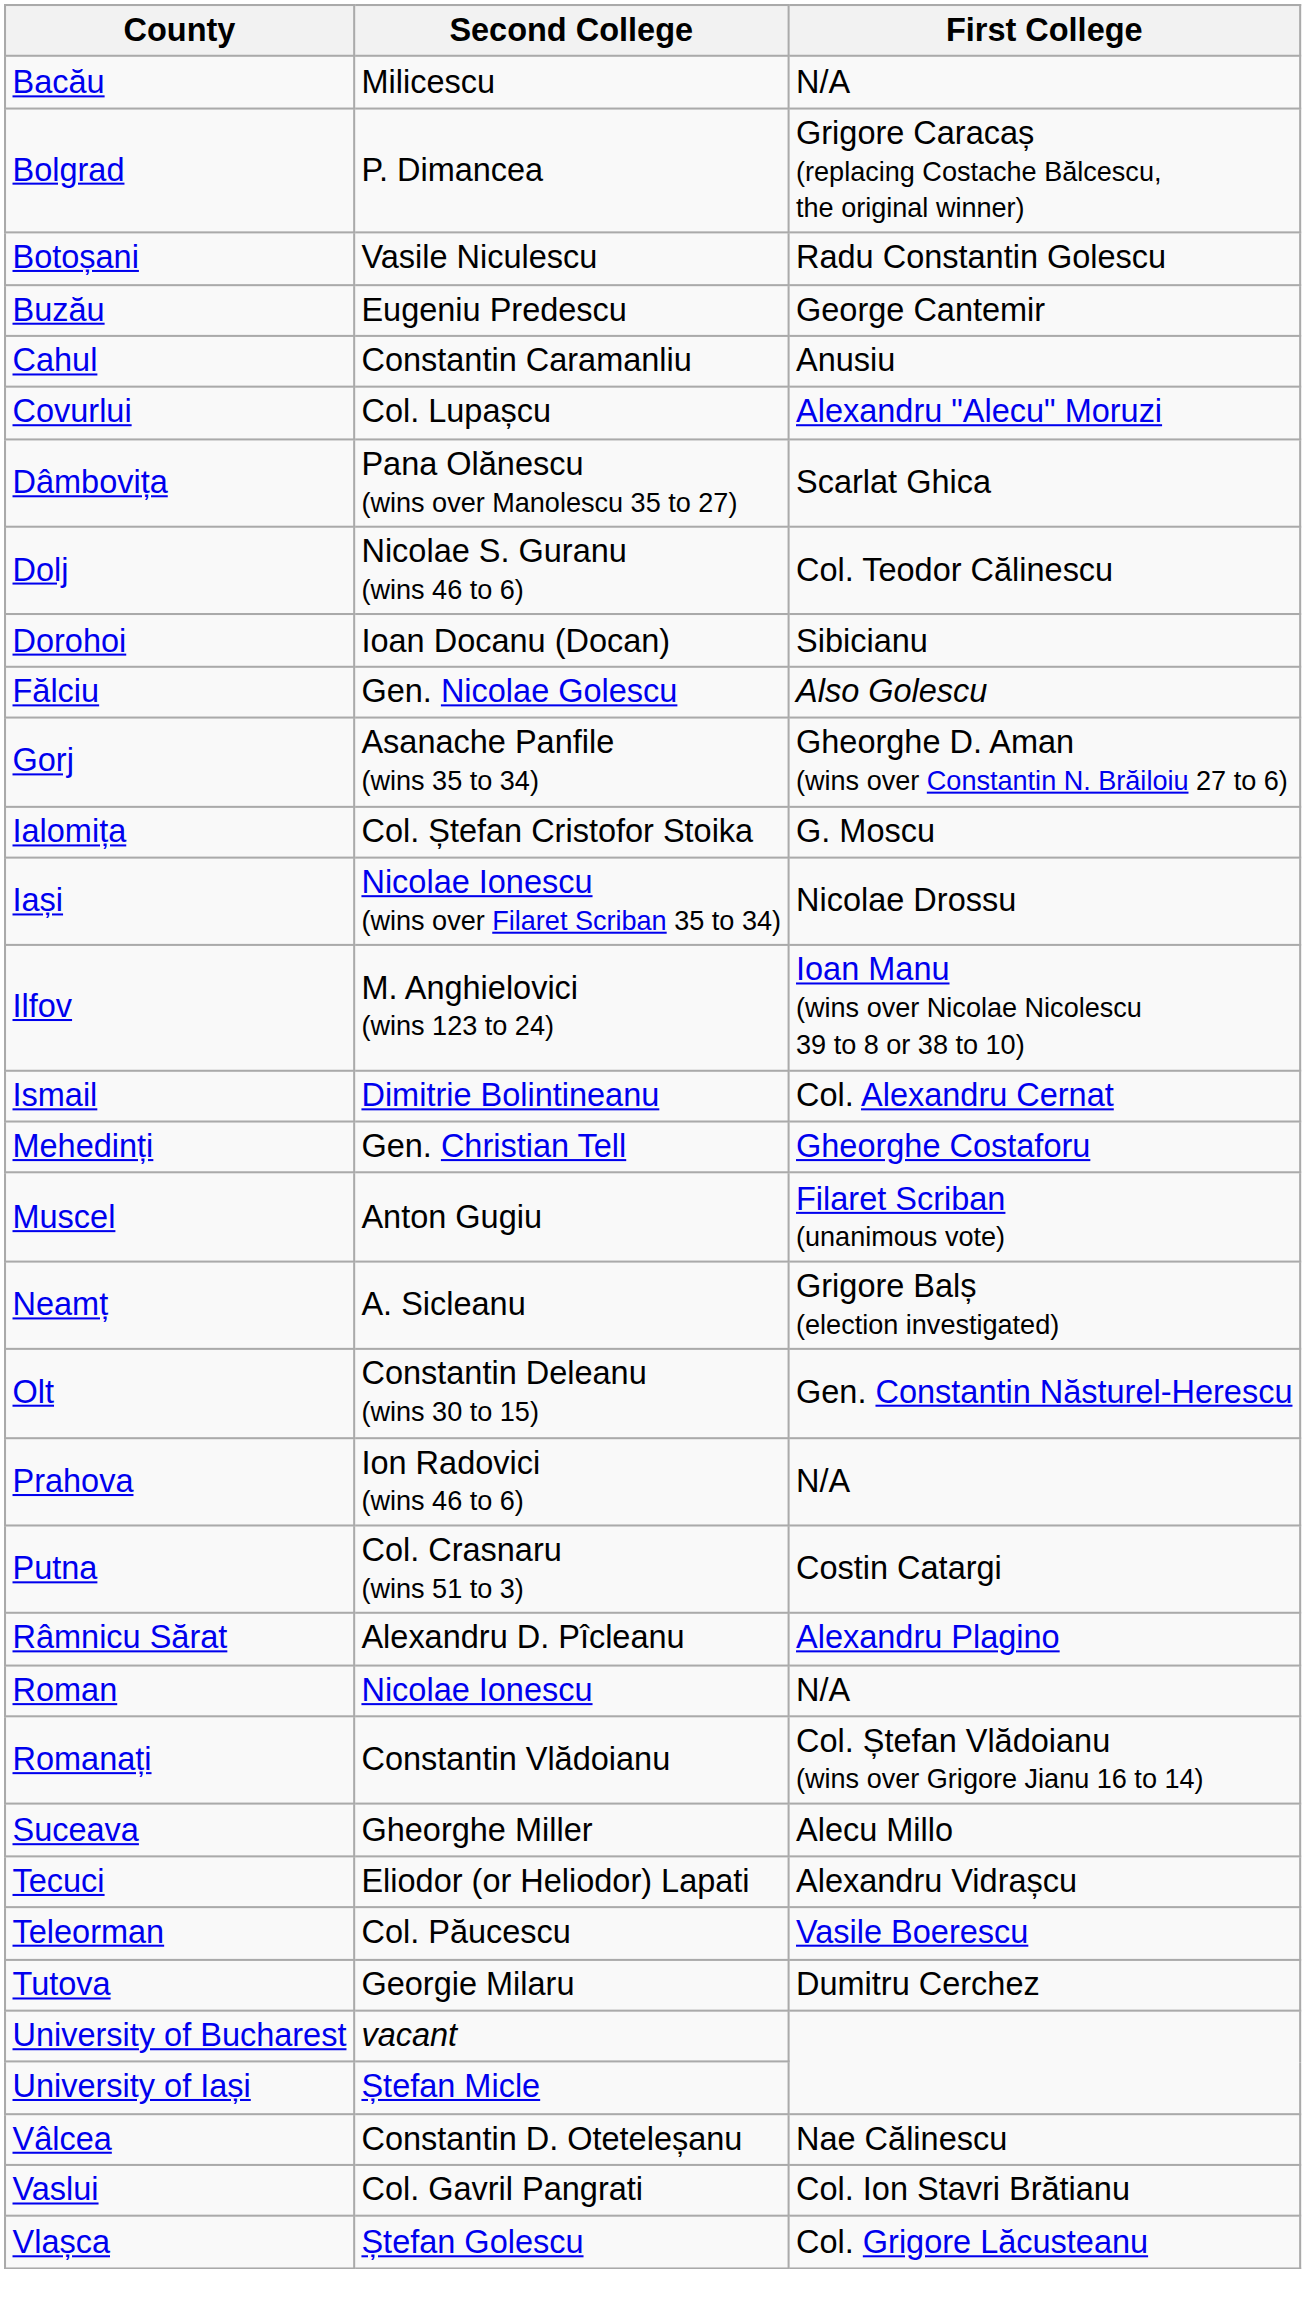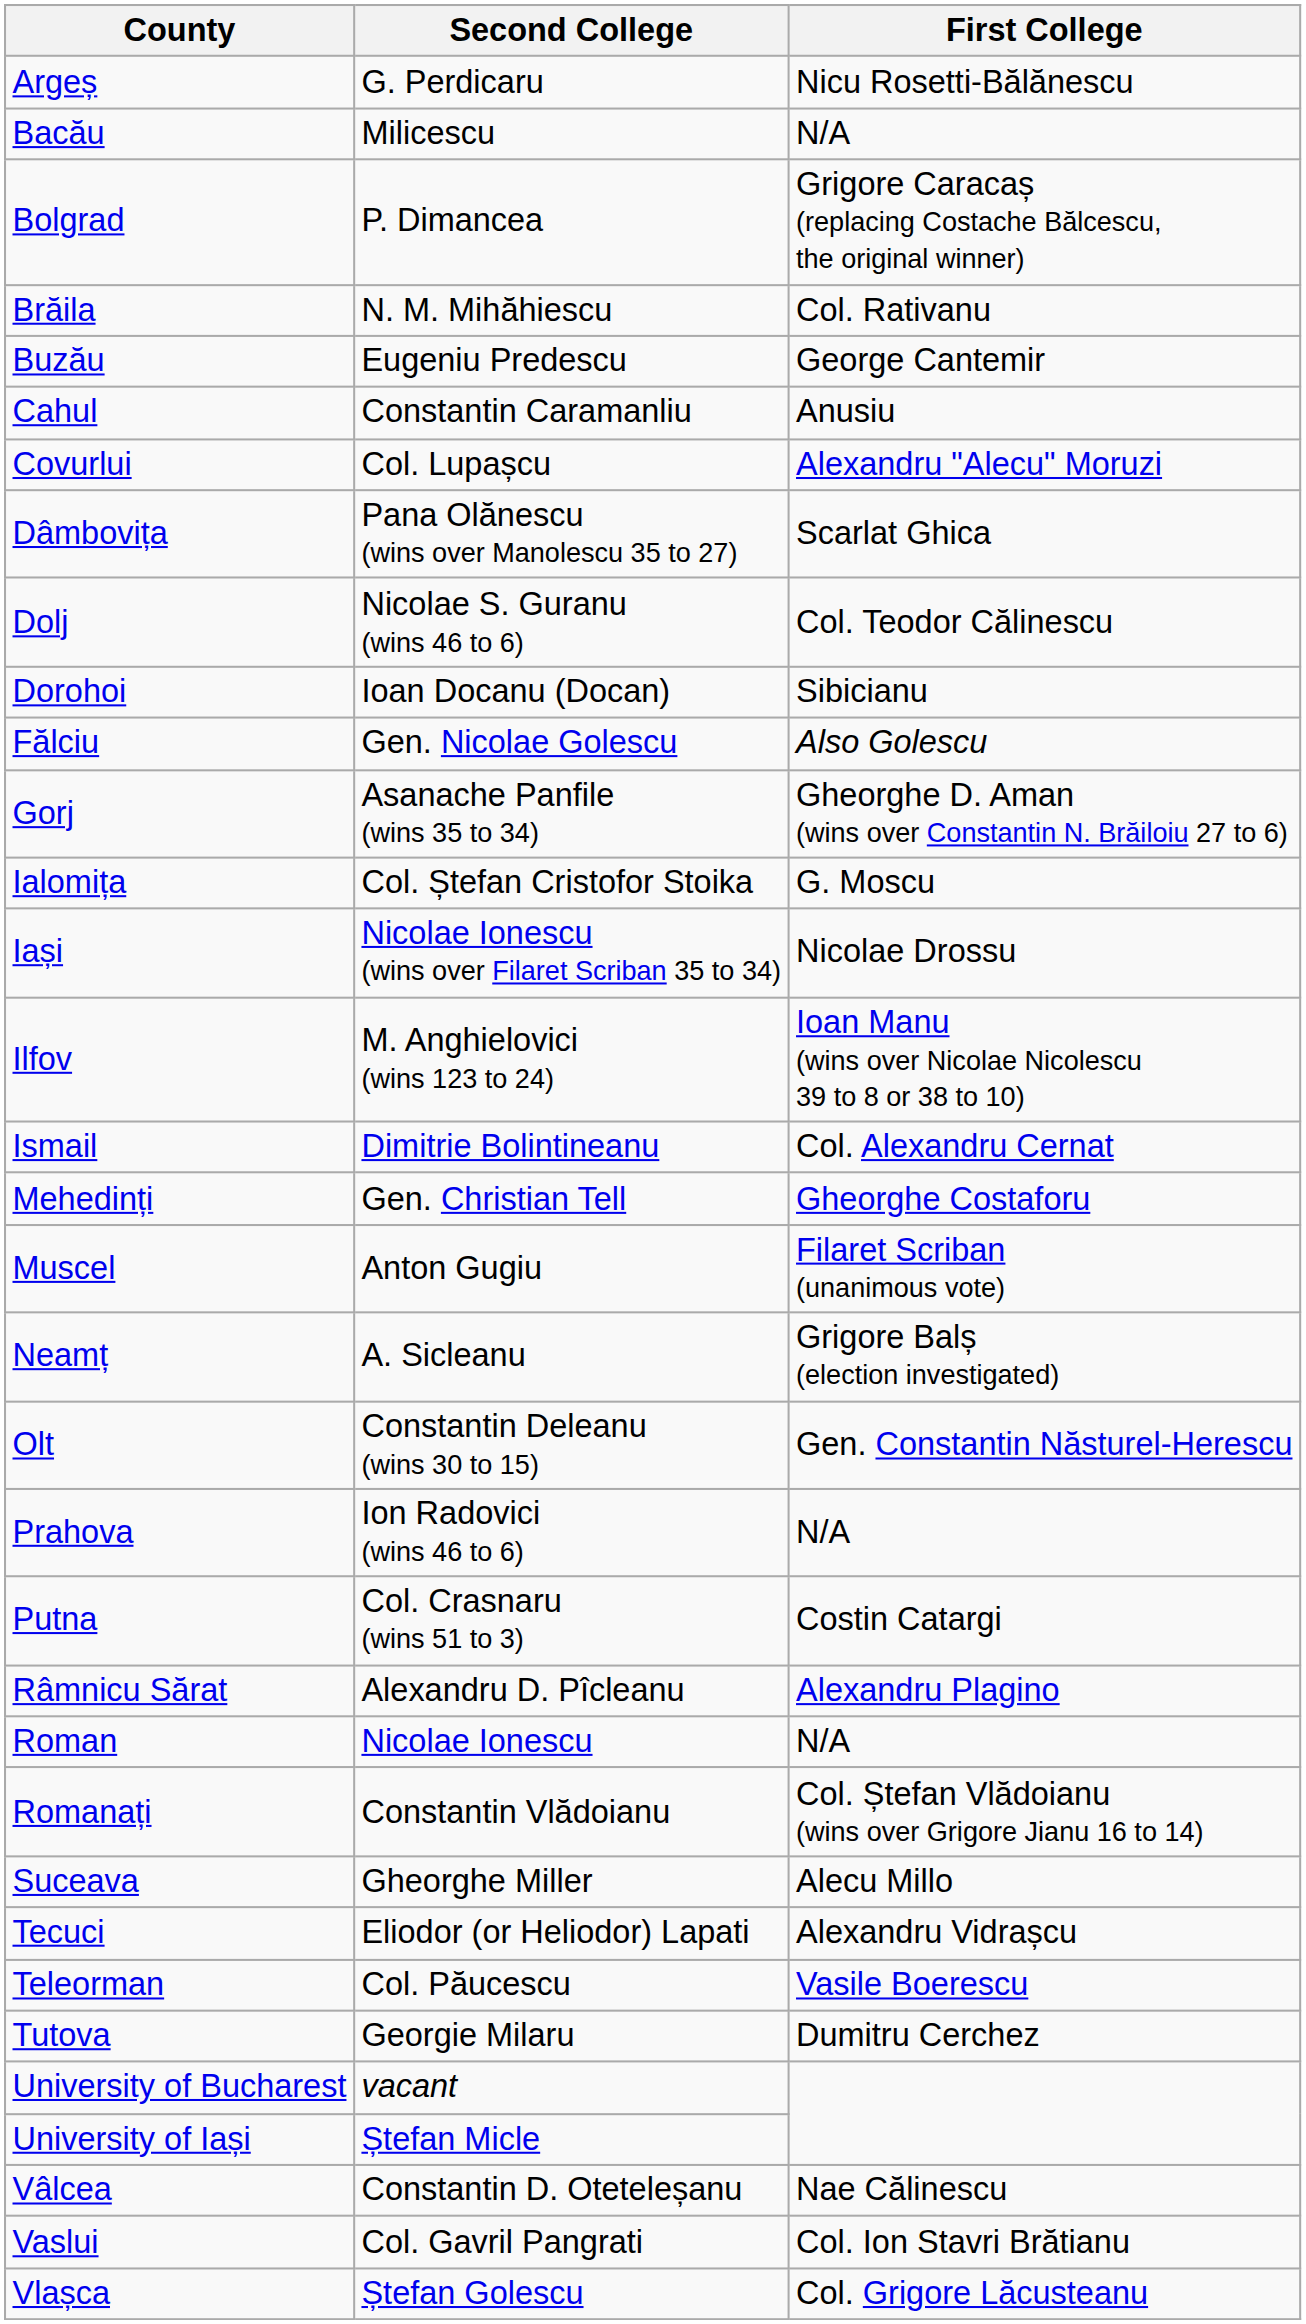+ row: (55, 81)
- row: (76, 257)
+ row: (54, 309)
